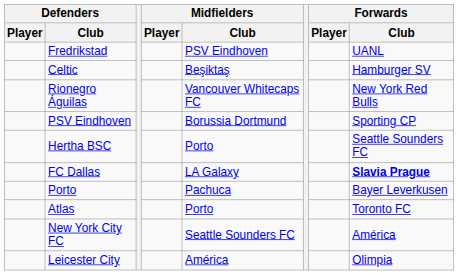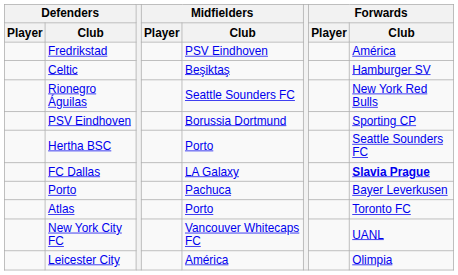(368, 51) UANL -> (374, 51) América
(242, 95) Vancouver Whitecaps FC -> (240, 95) Seattle Sounders FC
(240, 234) Seattle Sounders FC -> (242, 234) Vancouver Whitecaps FC
(374, 234) América -> (368, 234) UANL
